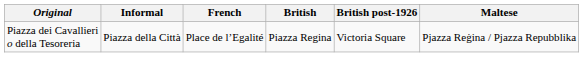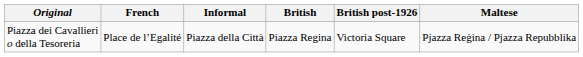columns swapped: (142, 13) <-> (225, 13)
